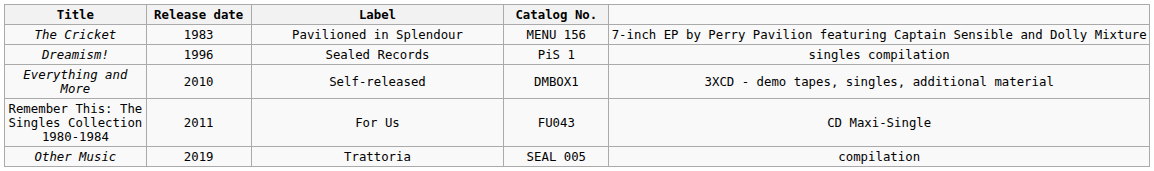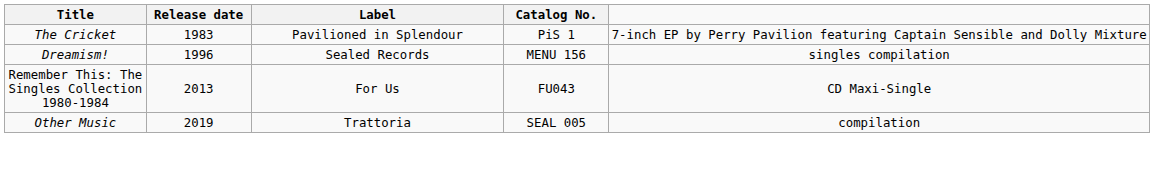(556, 35) MENU 156 -> (556, 35) PiS 1
(556, 55) PiS 1 -> (556, 55) MENU 156
- row: (75, 82)
(199, 123) 2011 -> (199, 89) 2013
